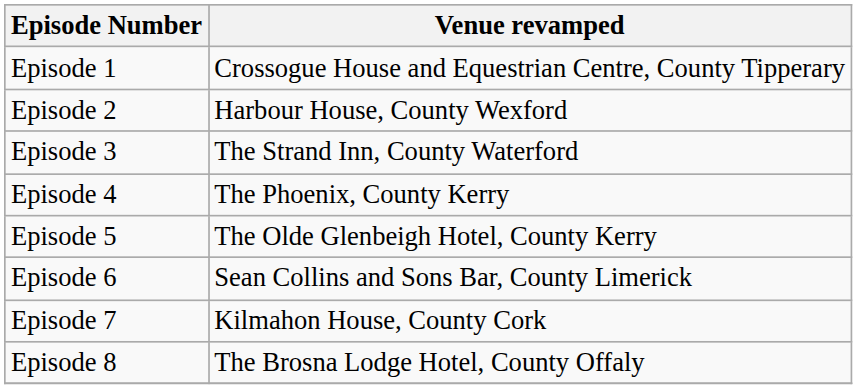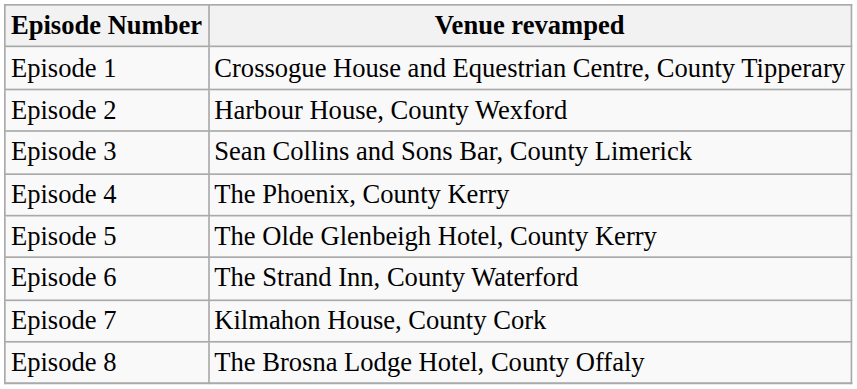(396, 151) The Strand Inn, County Waterford -> (453, 151) Sean Collins and Sons Bar, County Limerick
(453, 278) Sean Collins and Sons Bar, County Limerick -> (396, 278) The Strand Inn, County Waterford
